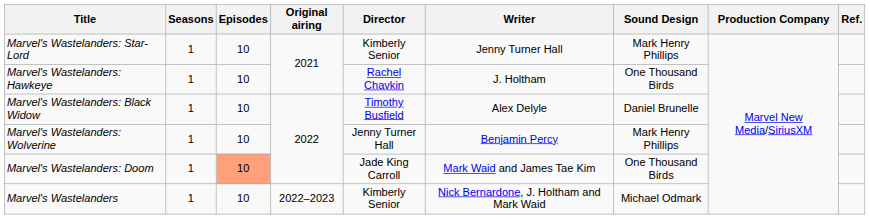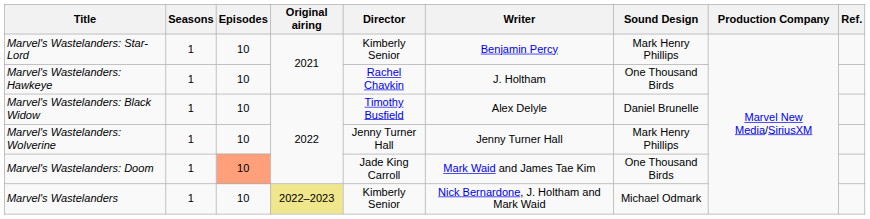(519, 49) Jenny Turner Hall -> (519, 49) Benjamin Percy
(519, 139) Benjamin Percy -> (519, 139) Jenny Turner Hall
(307, 199) no background -> (307, 199) khaki background
